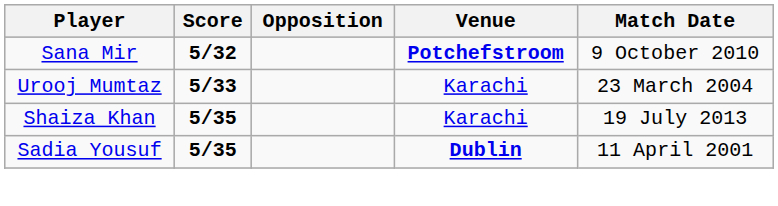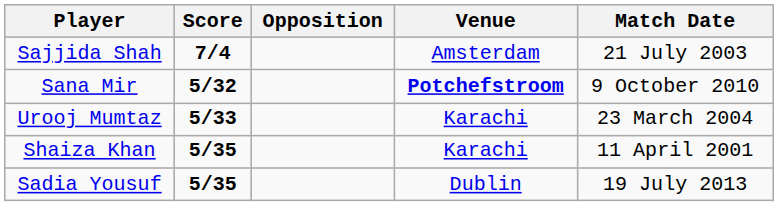+ row: (90, 54)
(675, 119) 19 July 2013 -> (675, 152) 11 April 2001
(486, 152) bold -> (486, 184) normal
(675, 152) 11 April 2001 -> (675, 184) 19 July 2013
